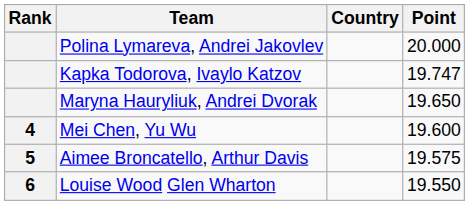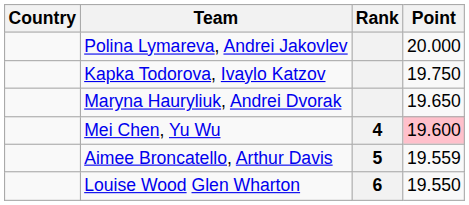columns swapped: (30, 18) <-> (365, 18)
(434, 74) 19.747 -> (434, 74) 19.750
(434, 130) no background -> (434, 130) pink background
(434, 158) 19.575 -> (434, 158) 19.559
